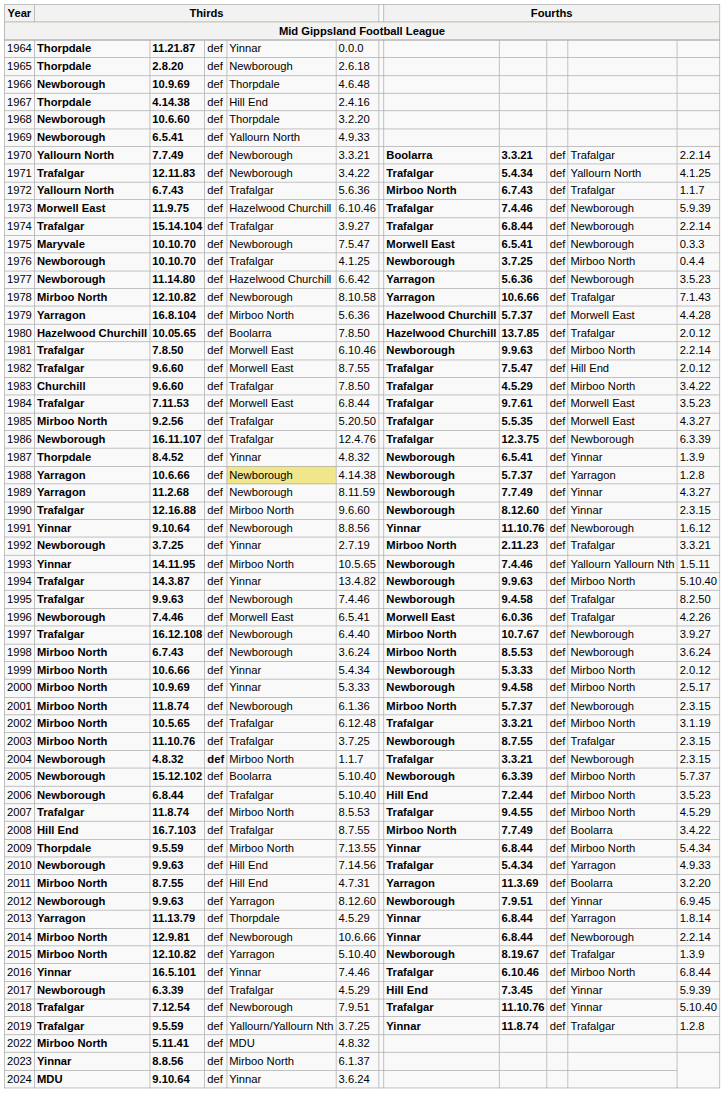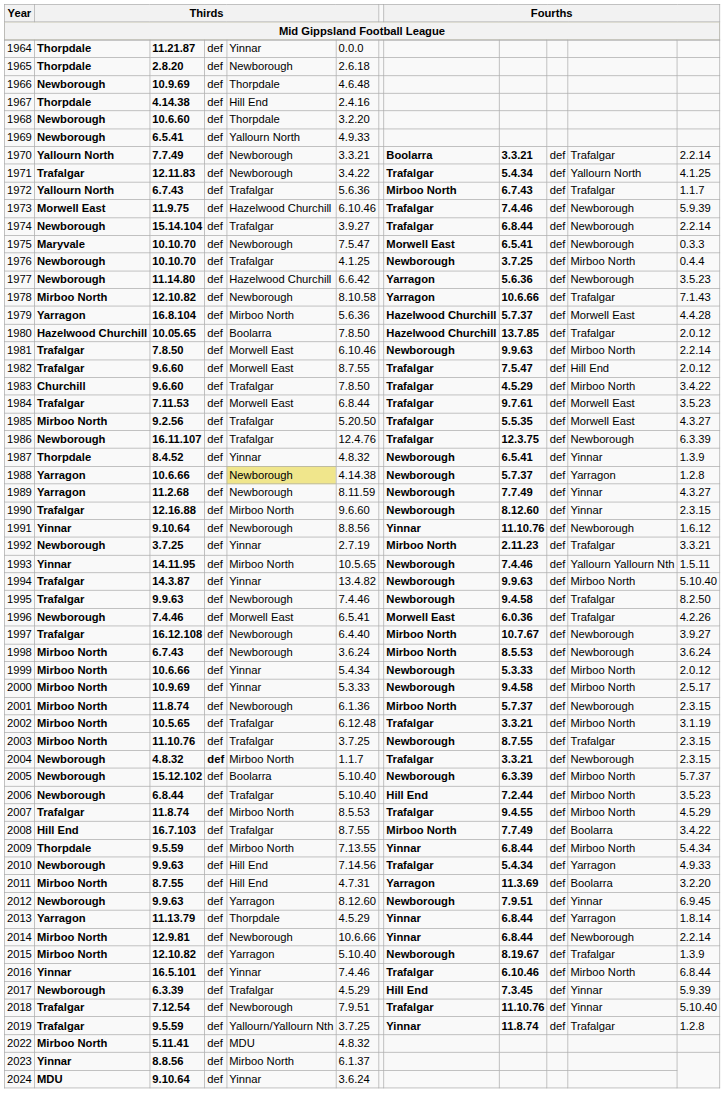(61, 226) Trafalgar -> (71, 226) Newborough
